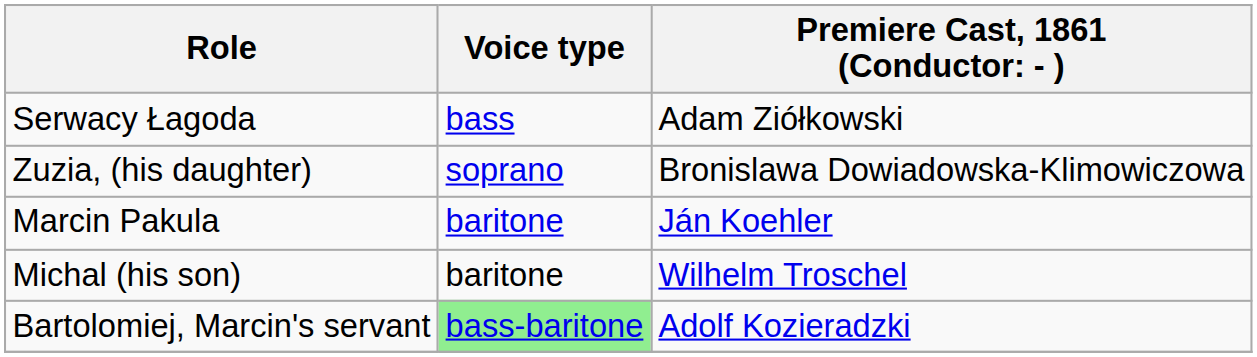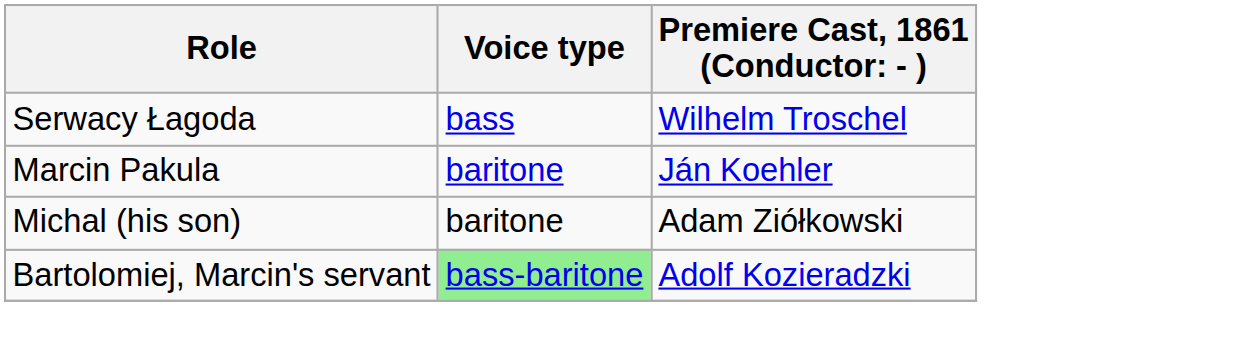(781, 118) Adam Ziółkowski -> (783, 118) Wilhelm Troschel
- row: (162, 170)
(783, 274) Wilhelm Troschel -> (781, 222) Adam Ziółkowski
